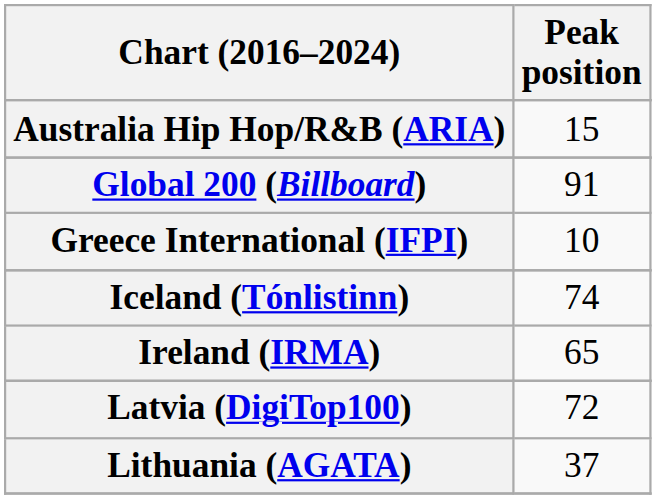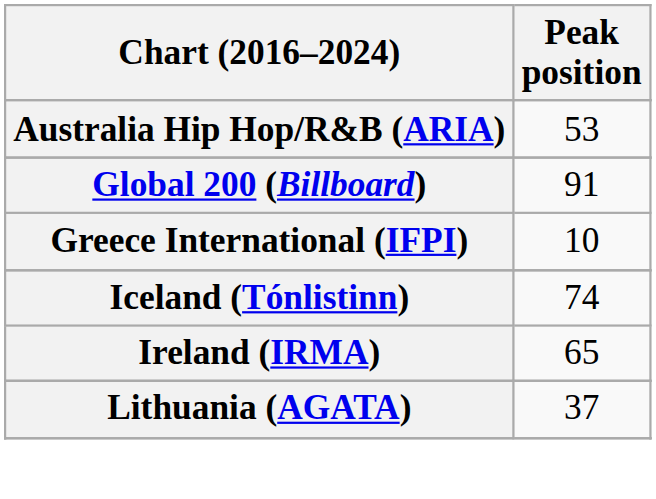(582, 128) 15 -> (582, 128) 53
- row: (259, 408)
